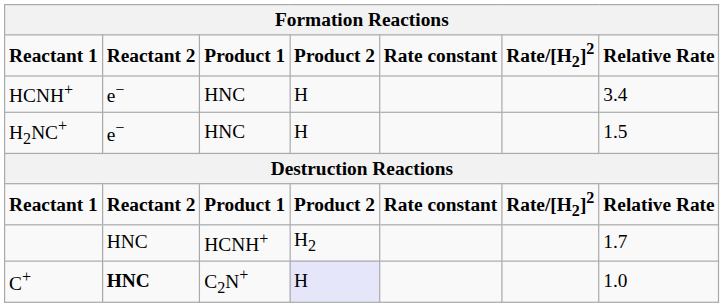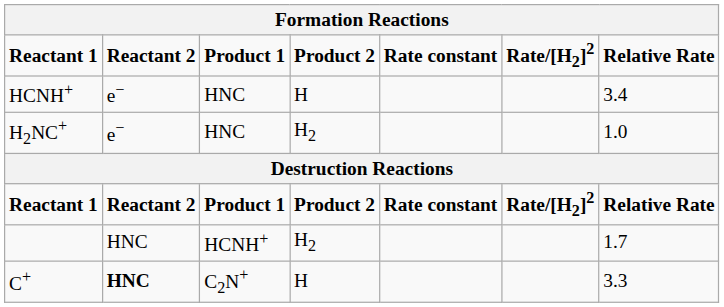(301, 132) H -> (305, 132) H2
(615, 132) 1.5 -> (615, 132) 1.0
(301, 281) lavender background -> (301, 281) no background
(615, 281) 1.0 -> (615, 281) 3.3
